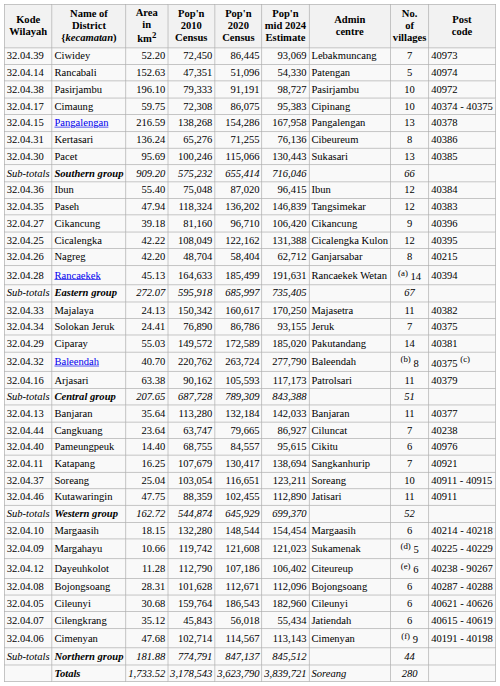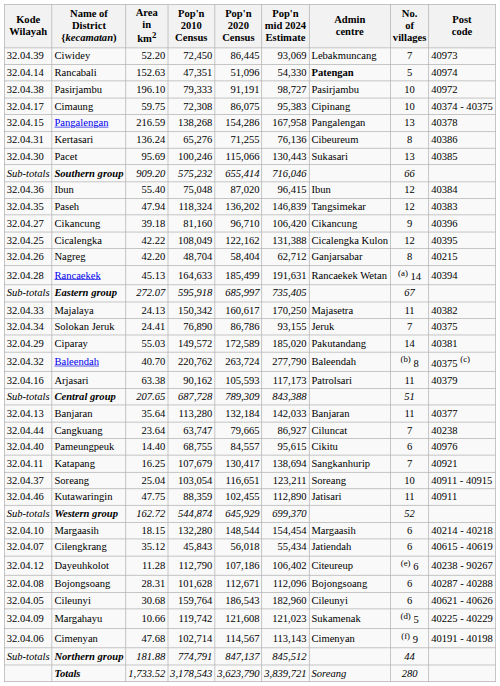(331, 72) normal -> (333, 72) bold
rows swapped: (78, 549) <-> (81, 620)
